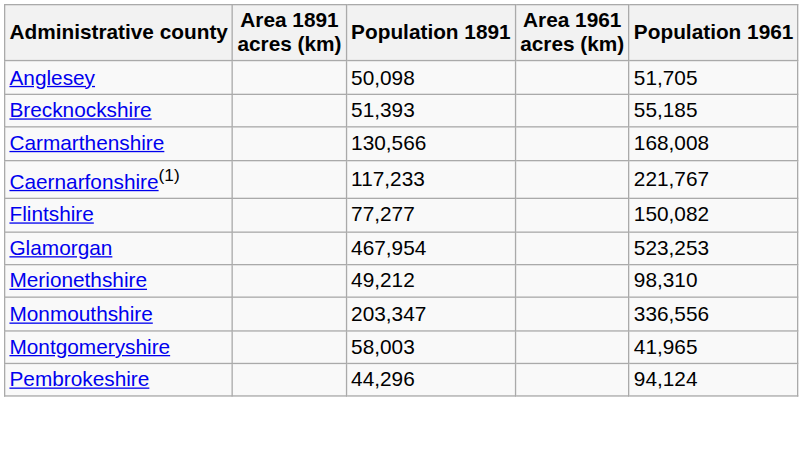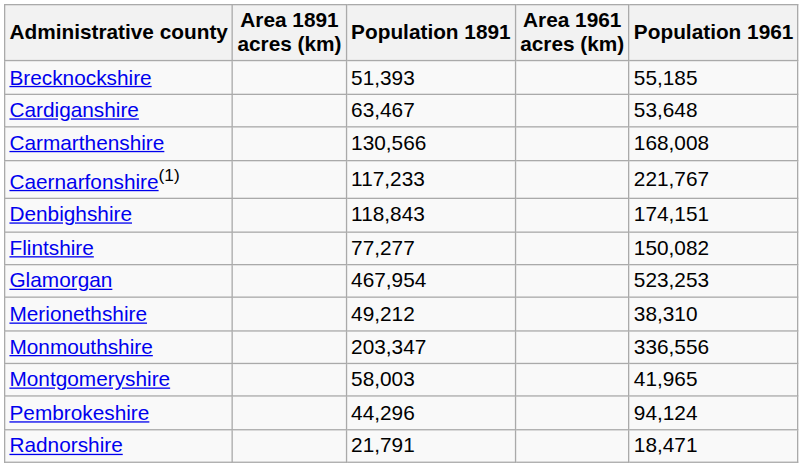- row: (52, 77)
+ row: (74, 110)
+ row: (71, 214)
(666, 280) 98,310 -> (666, 313) 38,310
+ row: (66, 445)
